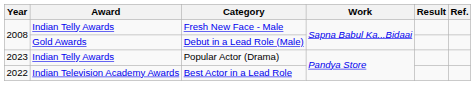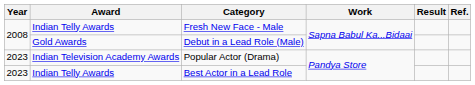(73, 57) Indian Telly Awards -> (106, 57) Indian Television Academy Awards
(17, 73) 2022 -> (17, 73) 2023
(106, 73) Indian Television Academy Awards -> (73, 73) Indian Telly Awards
